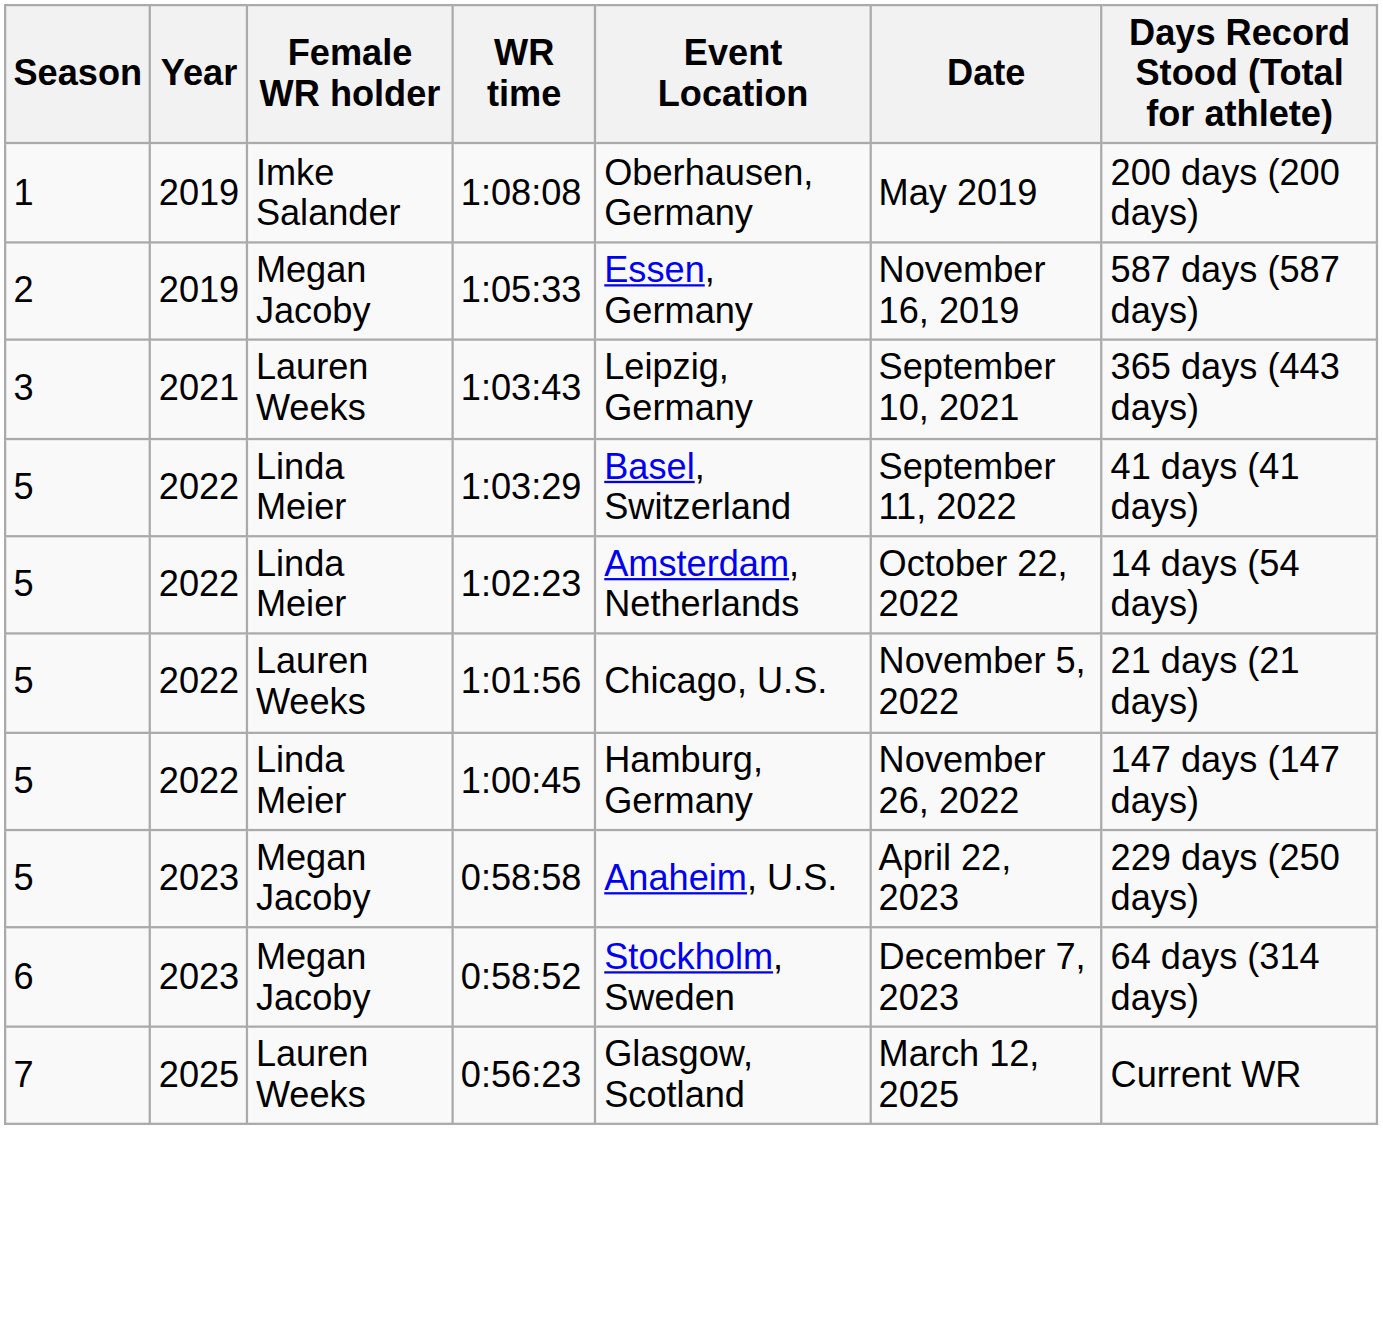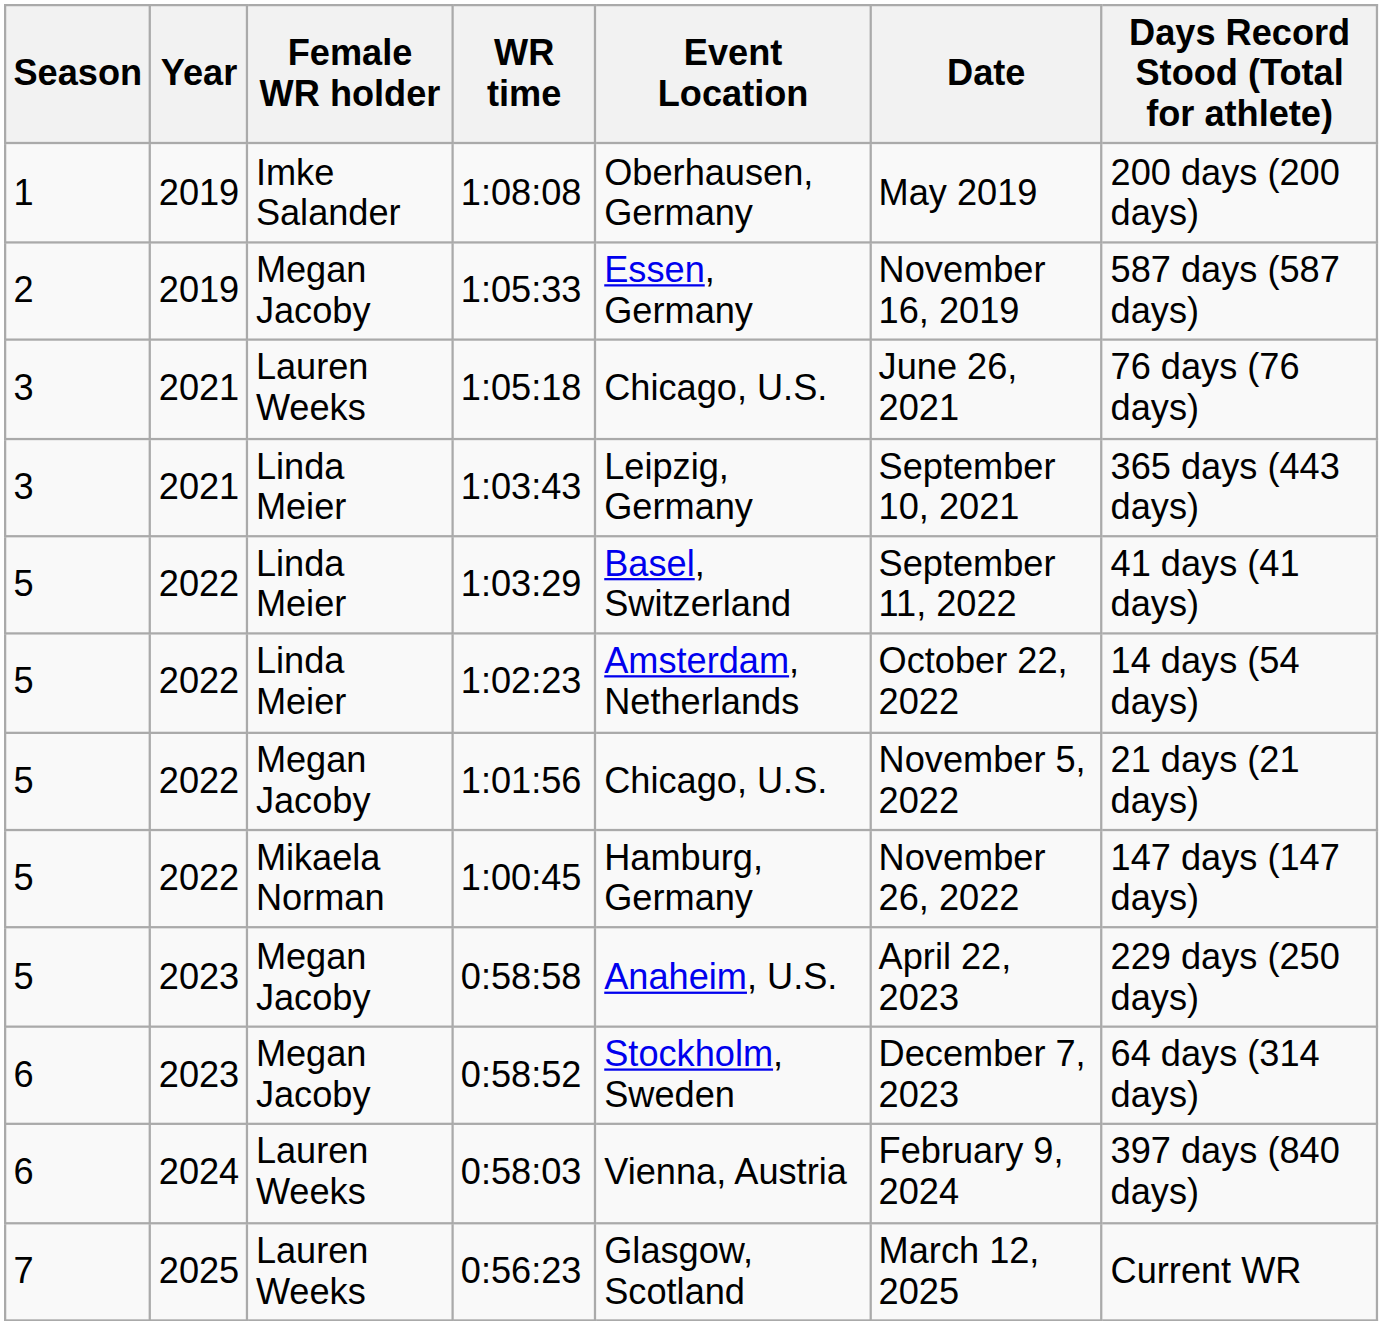+ row: (521, 388)
(312, 388) Lauren Weeks -> (301, 486) Linda Meier
(312, 682) Lauren Weeks -> (313, 780) Megan Jacoby
(301, 780) Linda Meier -> (320, 878) Mikaela Norman
+ row: (521, 1172)
